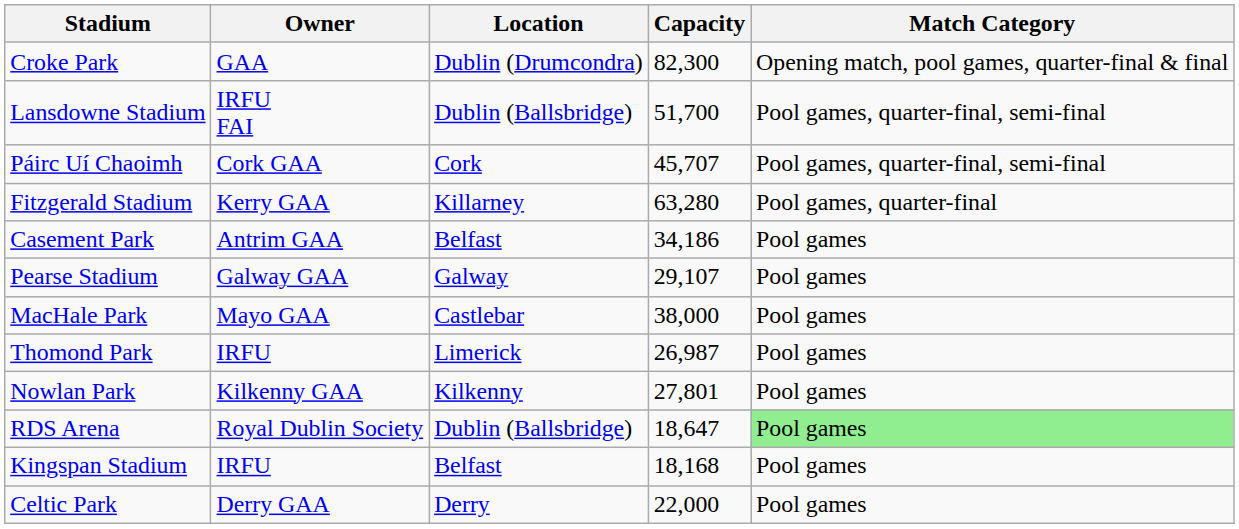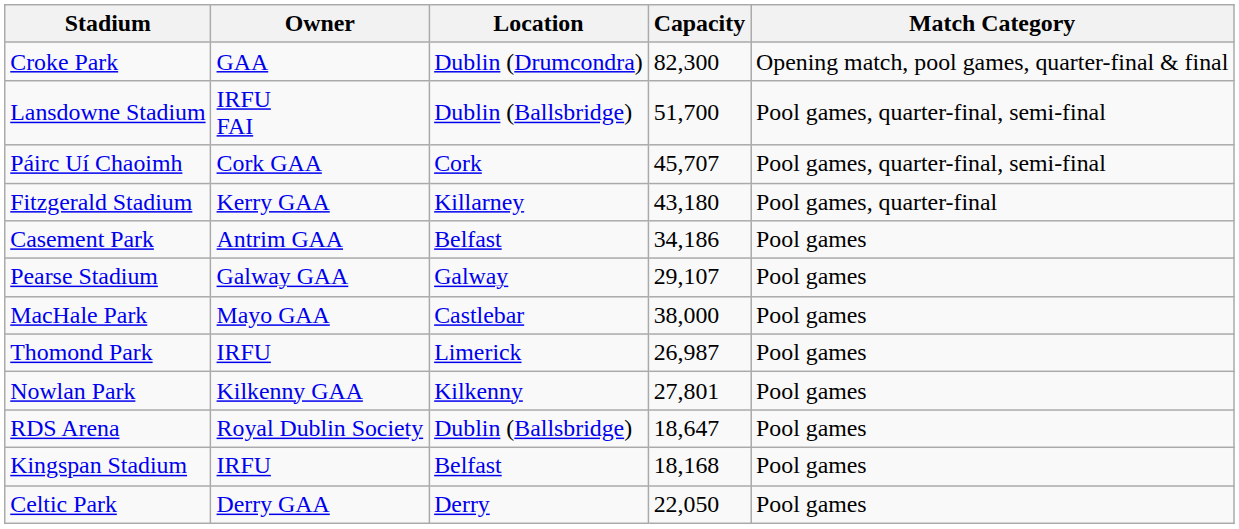(686, 201) 63,280 -> (686, 201) 43,180
(811, 428) lightgreen background -> (811, 428) no background
(686, 503) 22,000 -> (686, 503) 22,050
